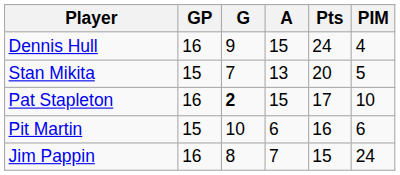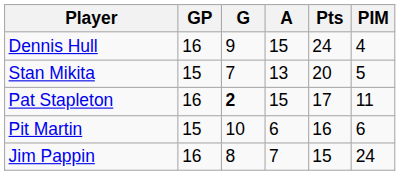(365, 101) 10 -> (365, 101) 11
